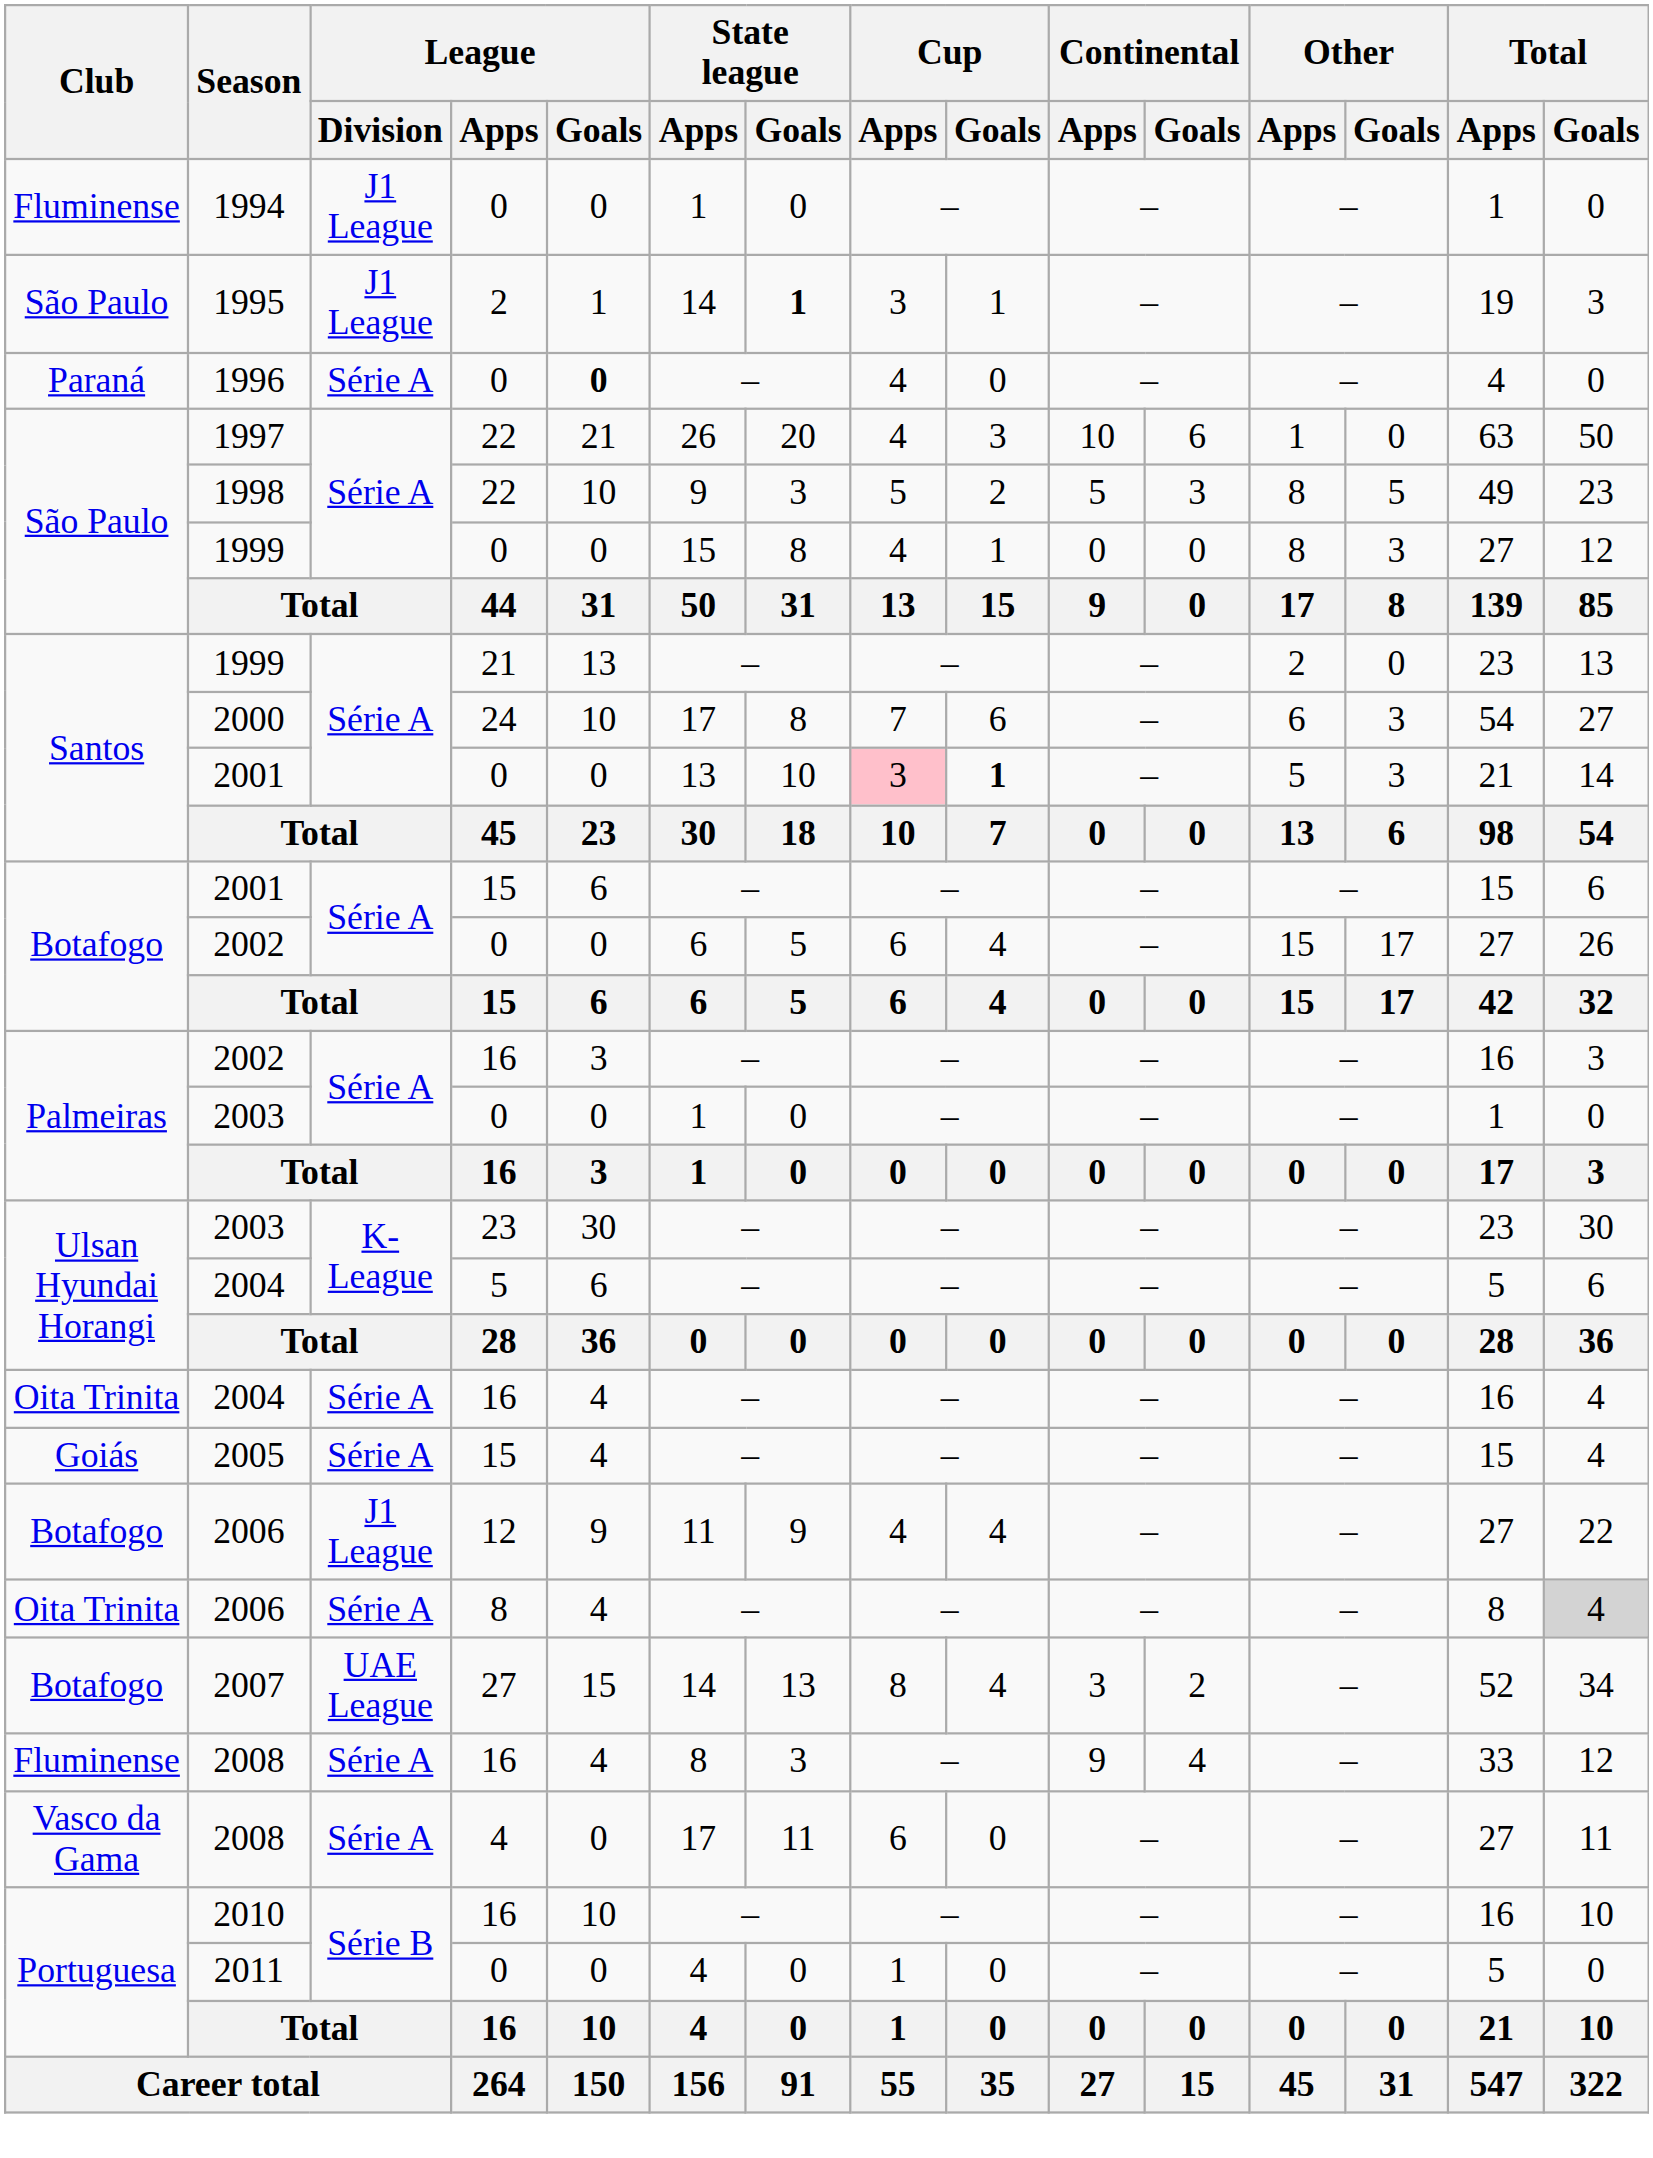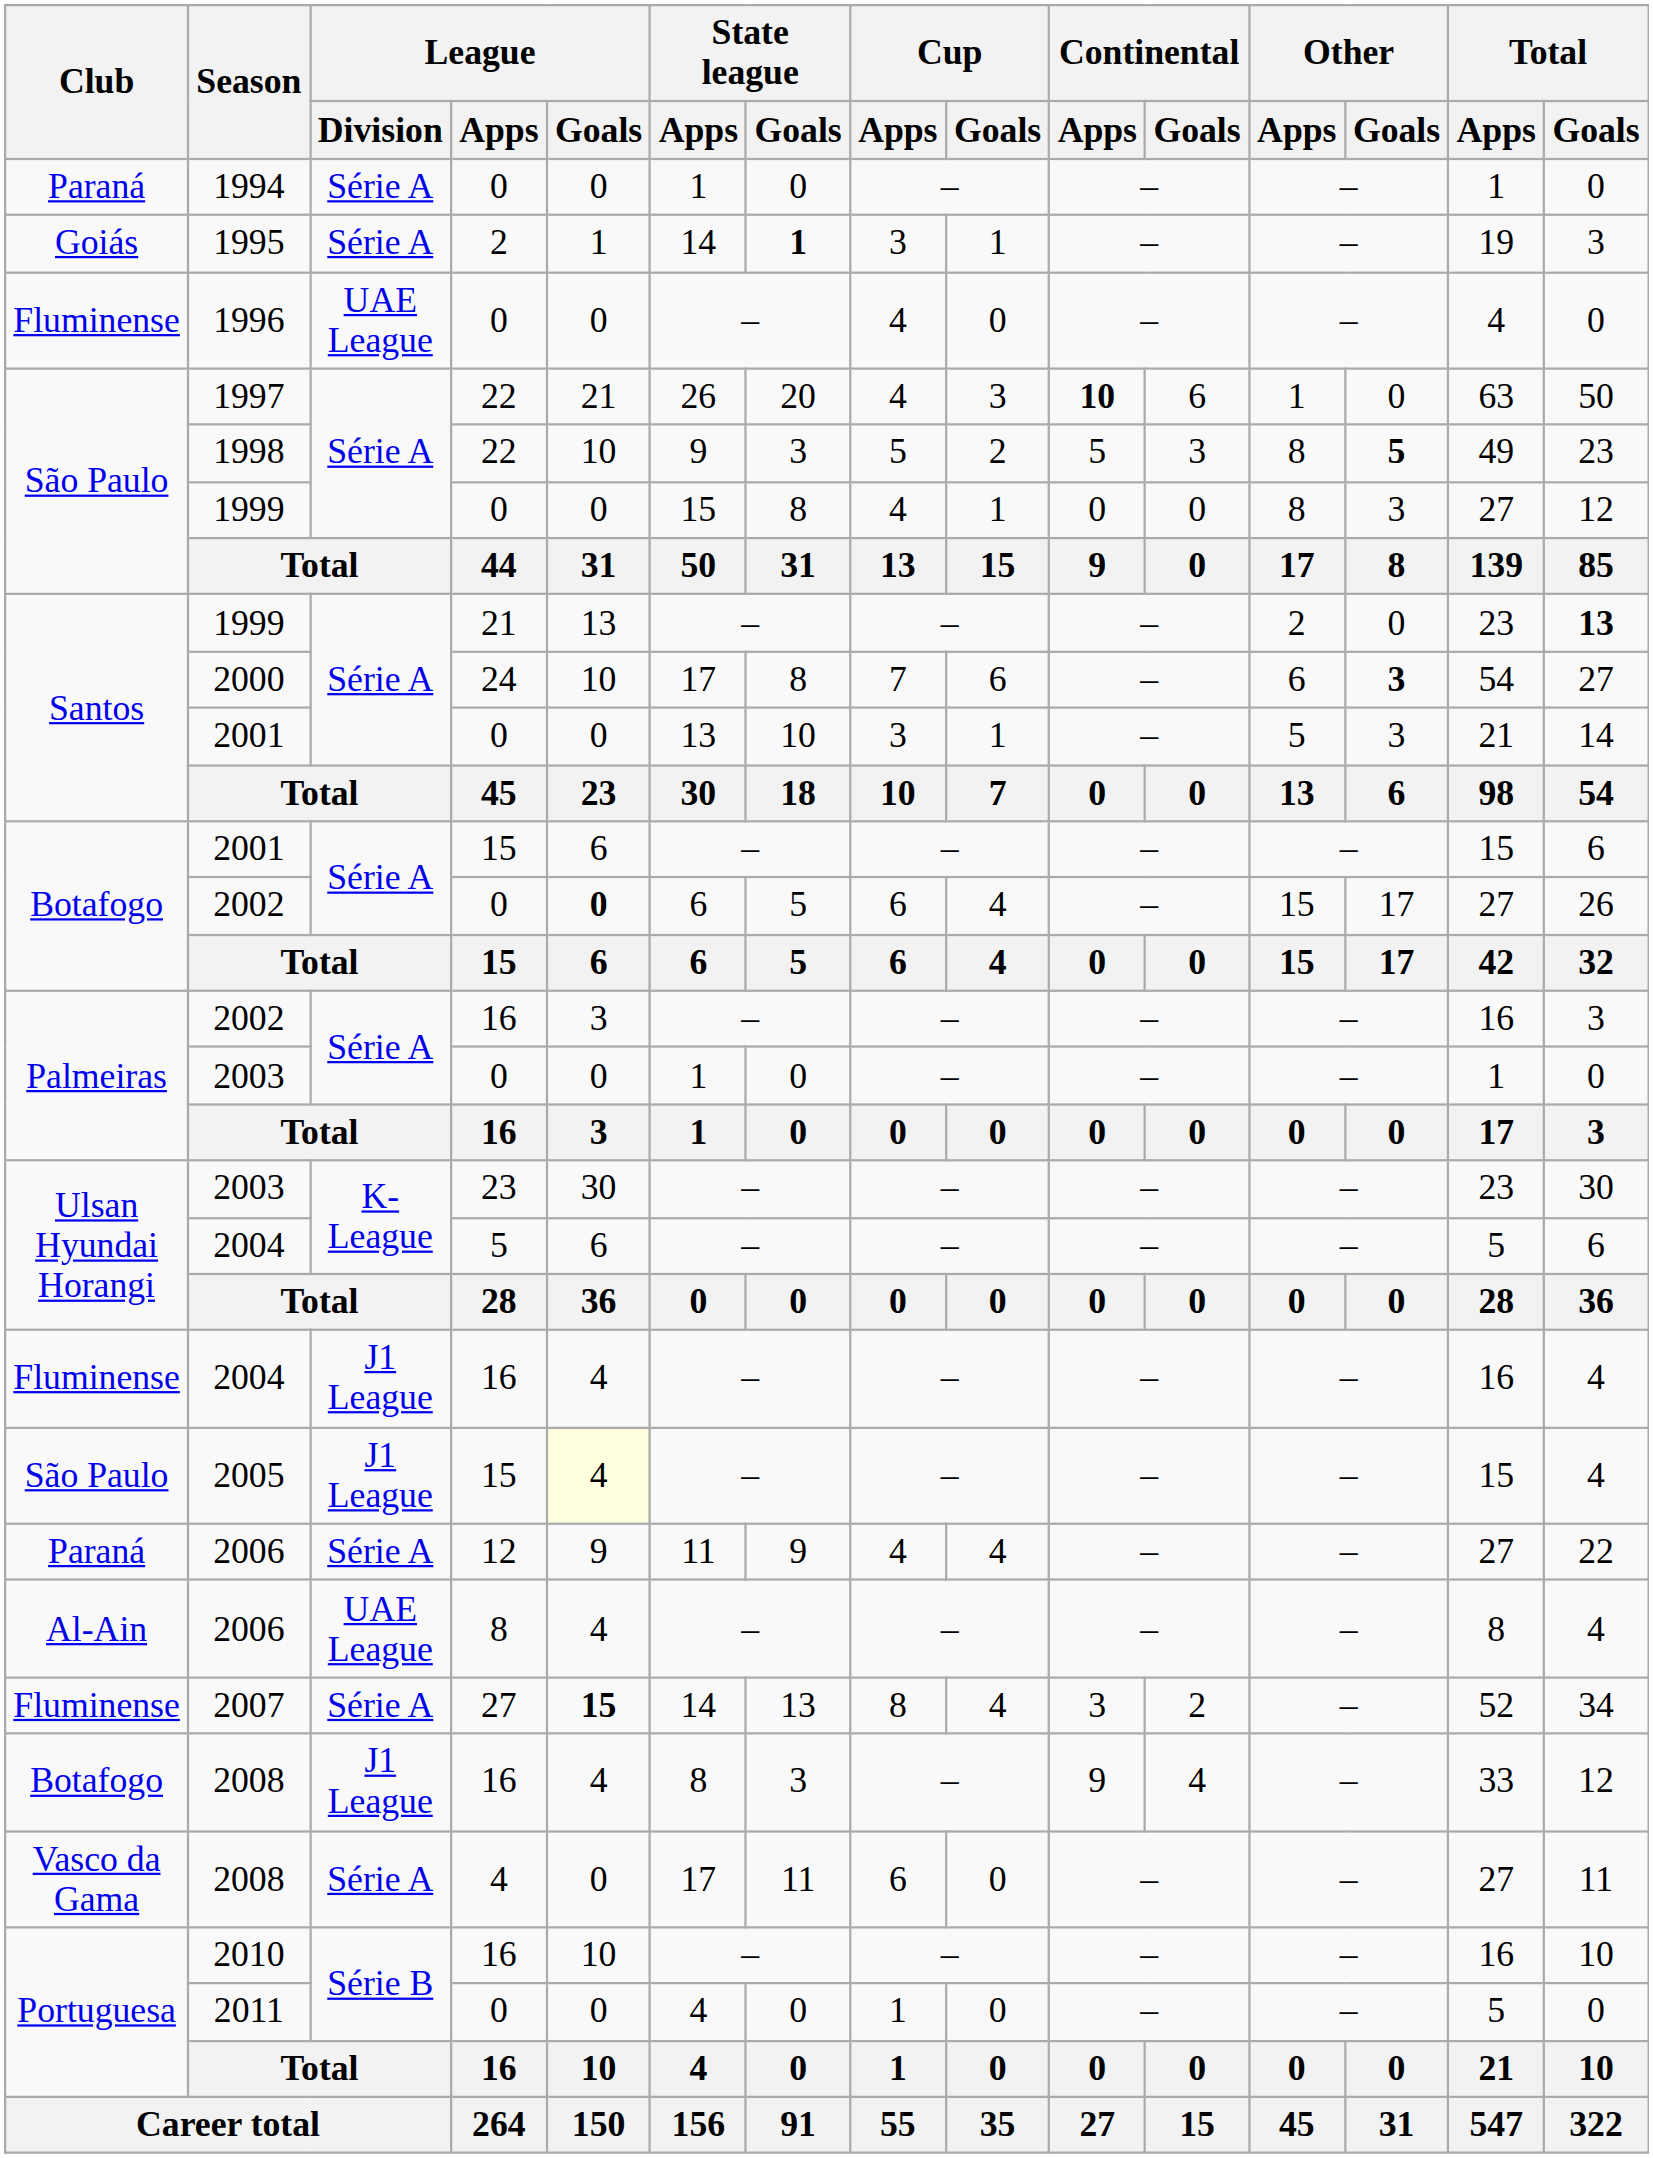(97, 206) Fluminense -> (97, 186) Paraná
(380, 206) J1 League -> (380, 186) Série A
(97, 302) São Paulo -> (97, 242) Goiás
(380, 302) J1 League -> (380, 242) Série A
(97, 379) Paraná -> (97, 319) Fluminense
(380, 379) Série A -> (380, 319) UAE League
(599, 379) bold -> (599, 319) normal
(1097, 436) normal -> (1097, 396) bold
(1397, 492) normal -> (1397, 452) bold
(1596, 662) normal -> (1596, 622) bold
(1397, 719) normal -> (1397, 678) bold
(898, 775) pink background -> (898, 735) no background
(998, 775) bold -> (998, 735) normal
(599, 945) normal -> (599, 905) bold
(97, 1398) Oita Trinita -> (97, 1378) Fluminense
(380, 1398) Série A -> (380, 1378) J1 League
(97, 1454) Goiás -> (97, 1474) São Paulo
(380, 1454) Série A -> (380, 1474) J1 League
(599, 1454) no background -> (599, 1474) lightyellow background
(97, 1531) Botafogo -> (97, 1551) Paraná
(380, 1531) J1 League -> (380, 1551) Série A
(97, 1608) Oita Trinita -> (97, 1628) Al-Ain
(380, 1608) Série A -> (380, 1628) UAE League
(1596, 1608) lightgrey background -> (1596, 1628) no background
(97, 1684) Botafogo -> (97, 1704) Fluminense
(380, 1684) UAE League -> (380, 1704) Série A
(599, 1684) normal -> (599, 1704) bold
(97, 1761) Fluminense -> (97, 1781) Botafogo
(380, 1761) Série A -> (380, 1781) J1 League
